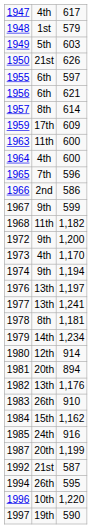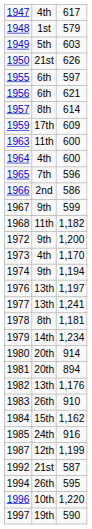(44, 353) 12th -> (44, 353) 20th
(44, 451) 20th -> (44, 451) 12th
